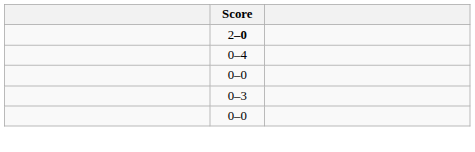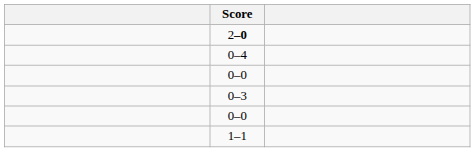+ row: (107, 136)
